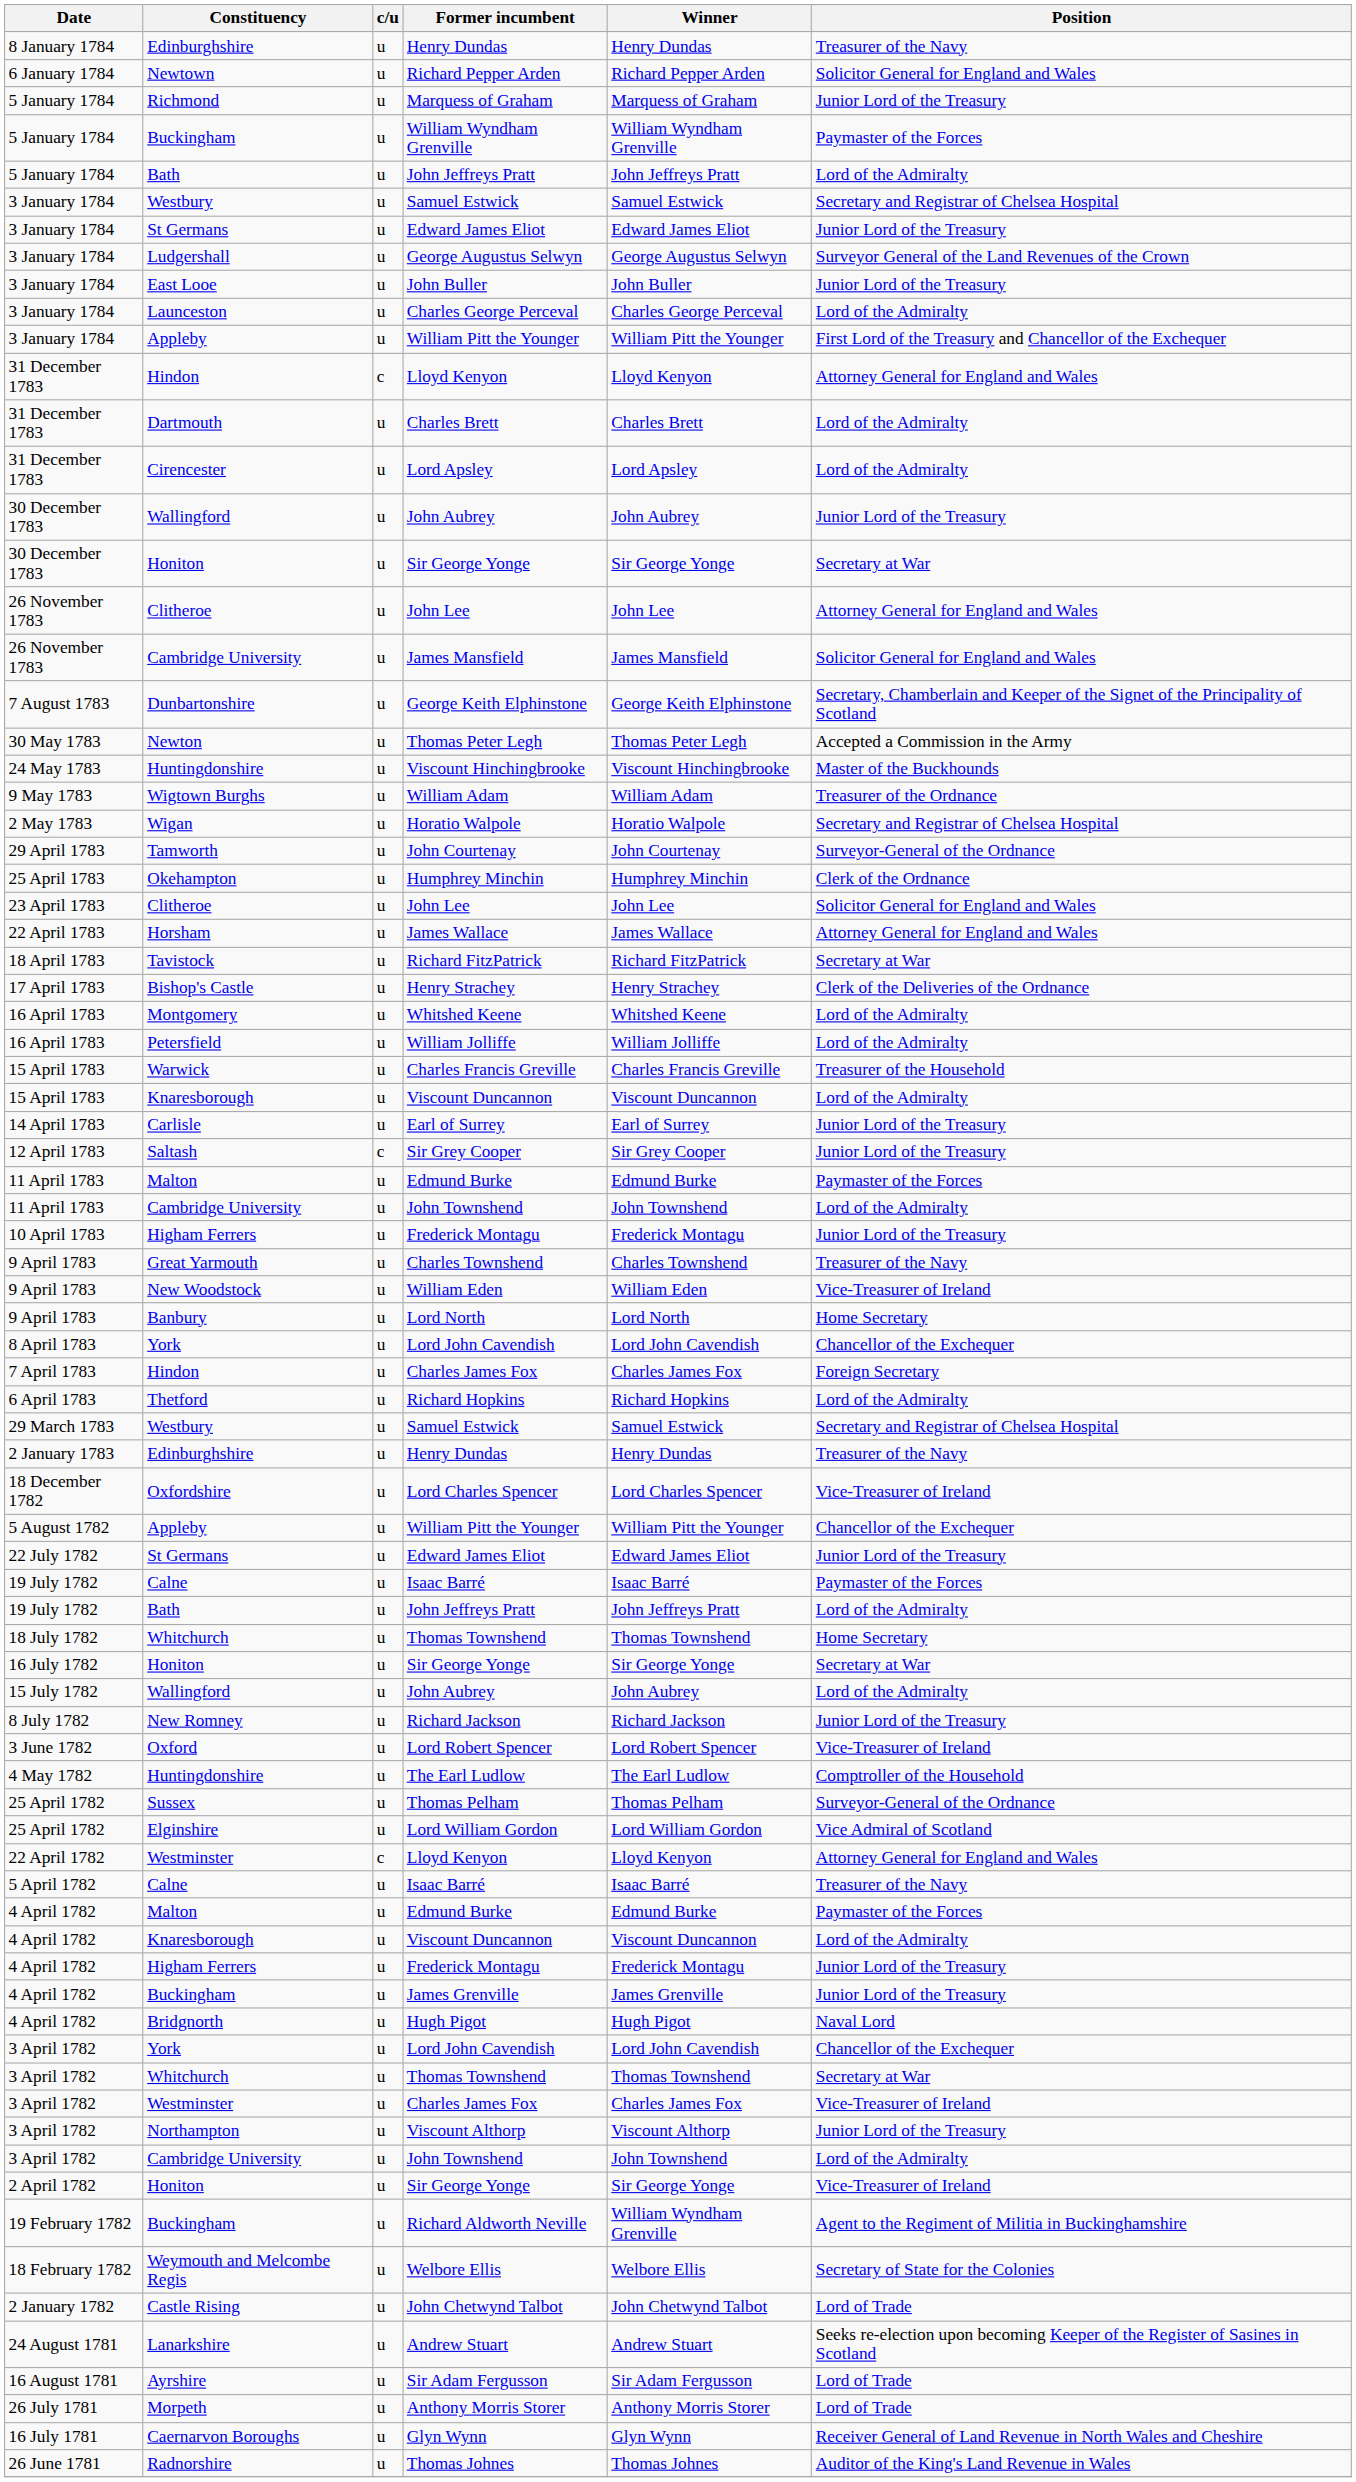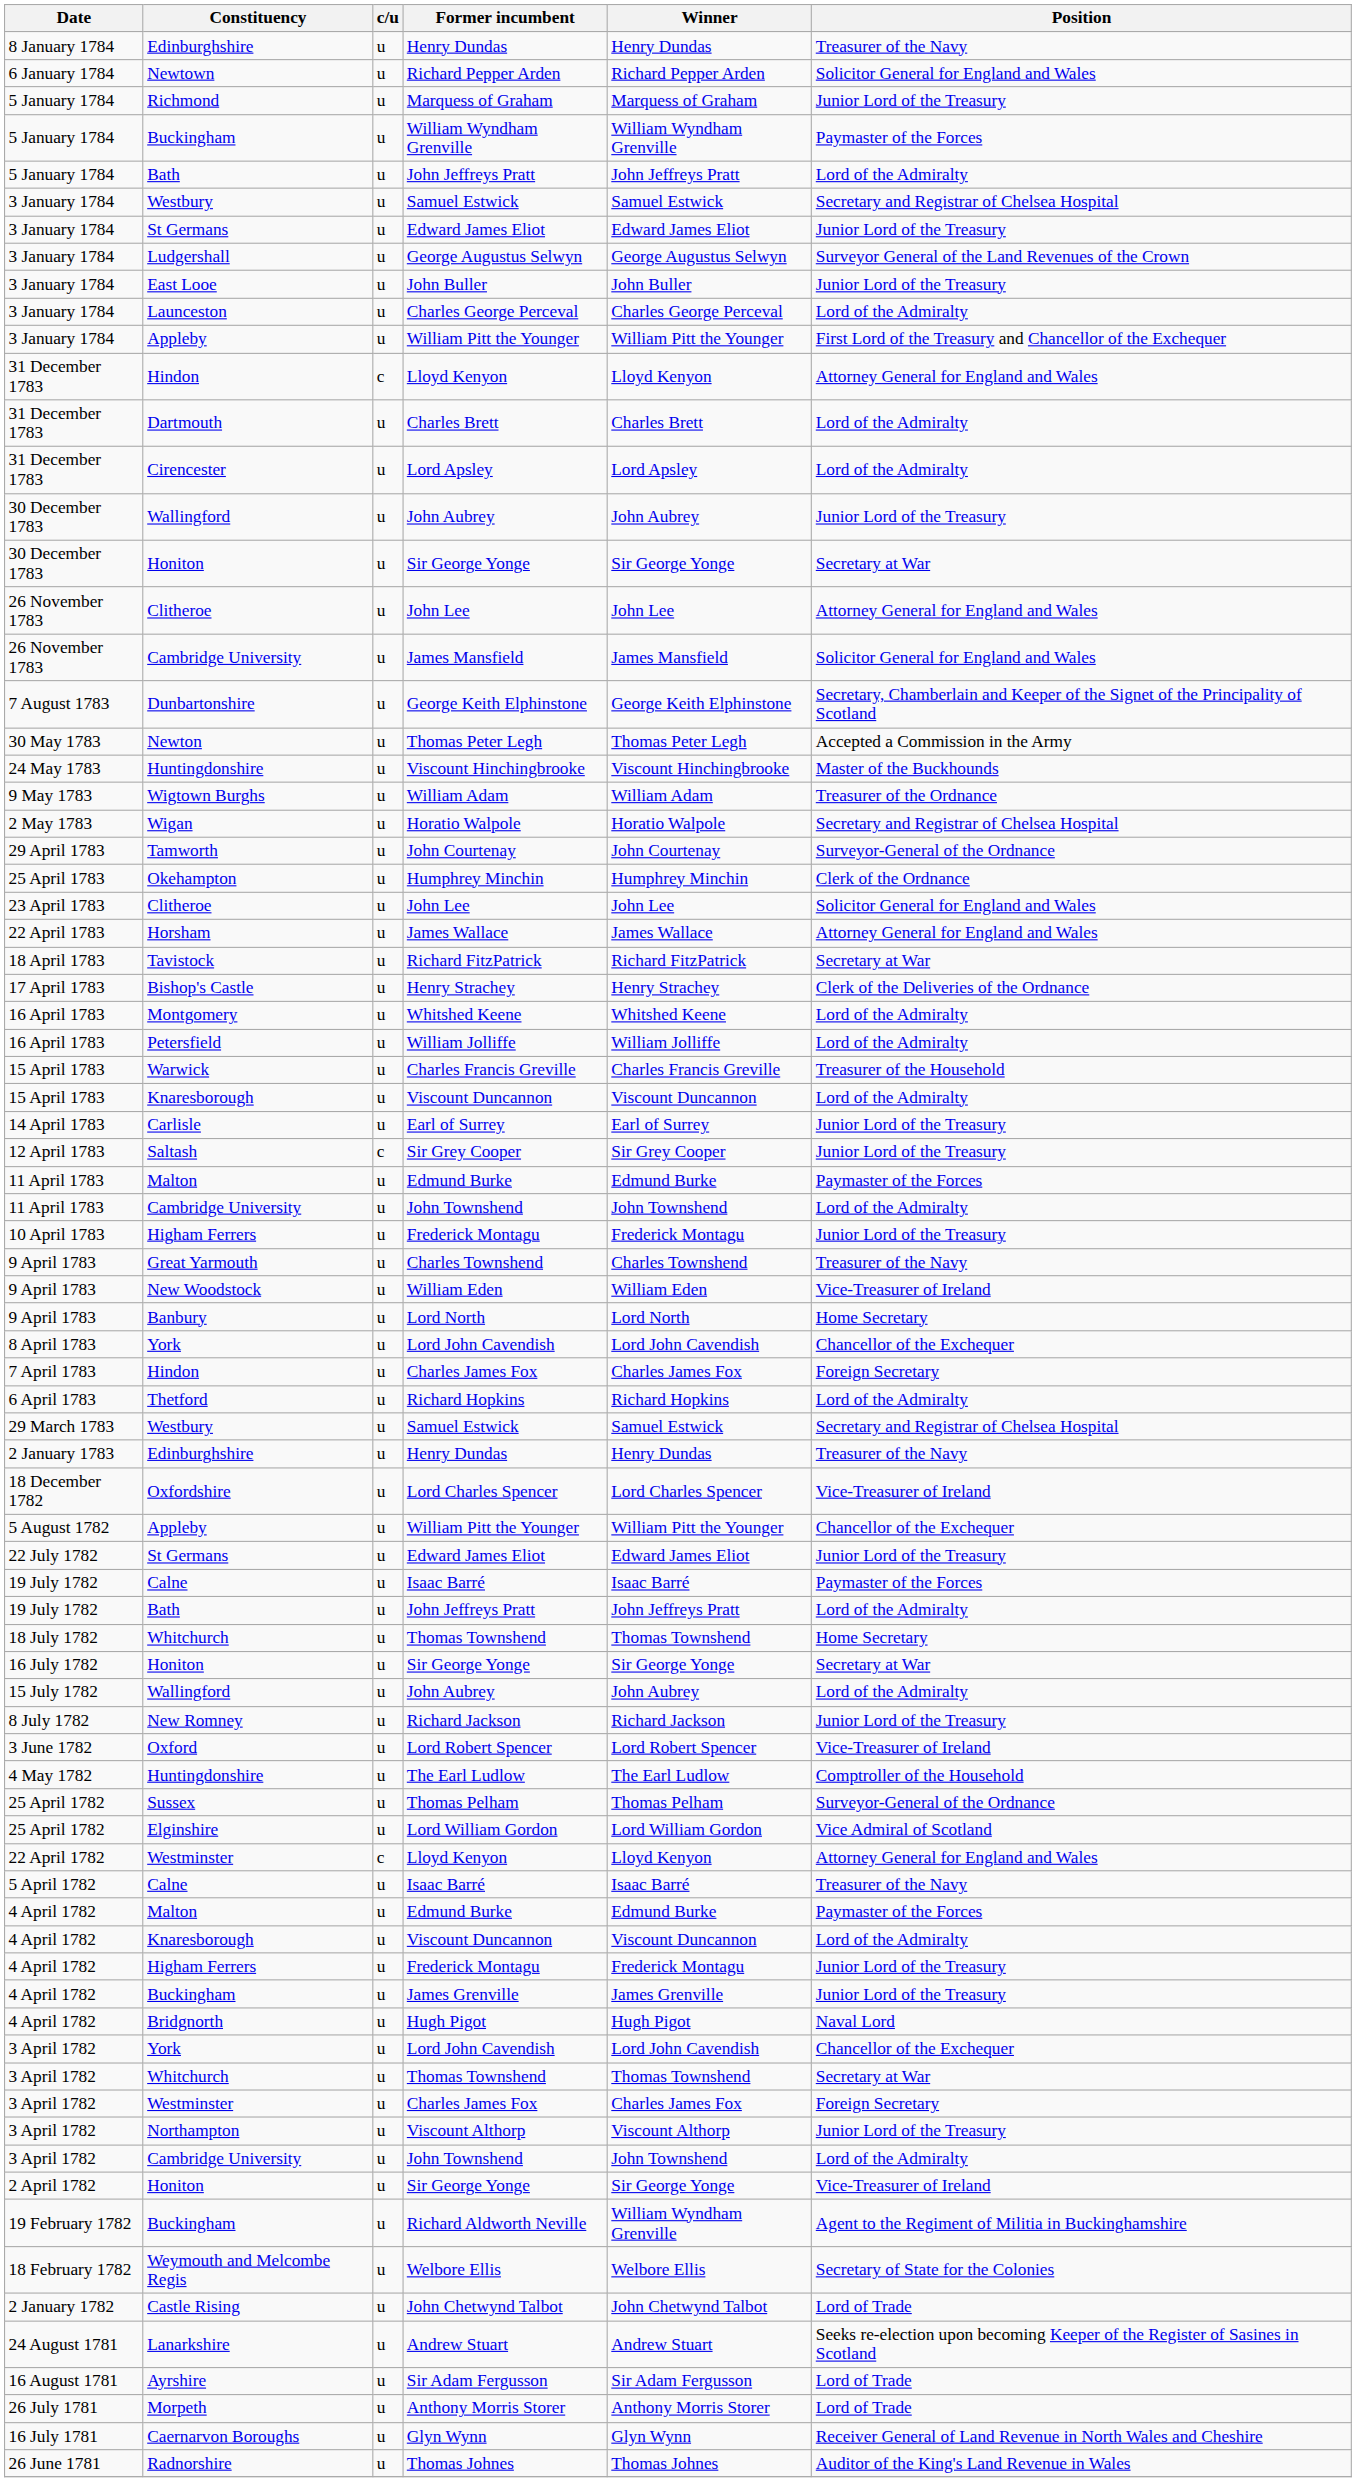(903, 2103) Vice-Treasurer of Ireland -> (877, 2103) Foreign Secretary
